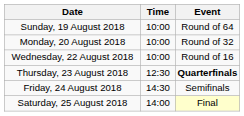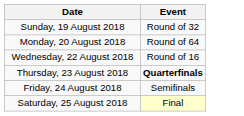- column: (158, 12)
(207, 27) Round of 64 -> (173, 27) Round of 32
(207, 42) Round of 32 -> (173, 42) Round of 64
